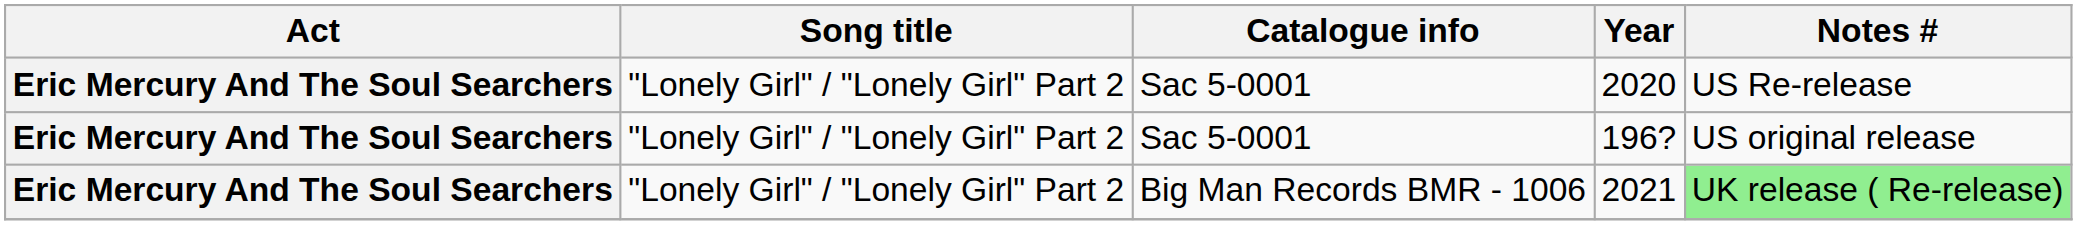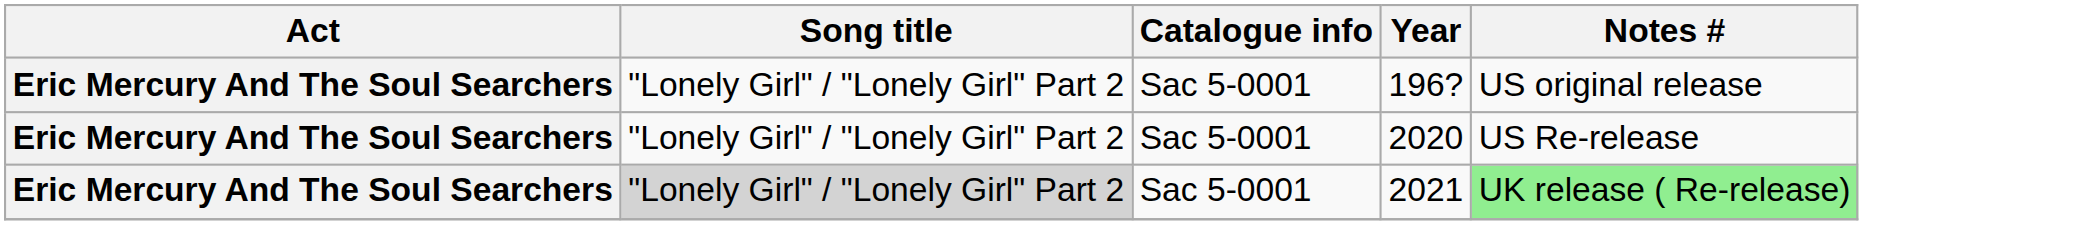rows swapped: (1639, 137) <-> (1639, 84)
(876, 191) no background -> (876, 191) lightgrey background
(1363, 191) Big Man Records BMR - 1006 -> (1226, 191) Sac 5-0001
